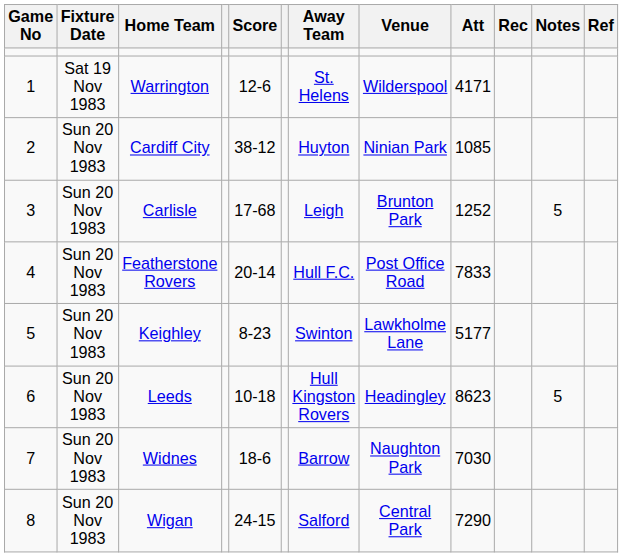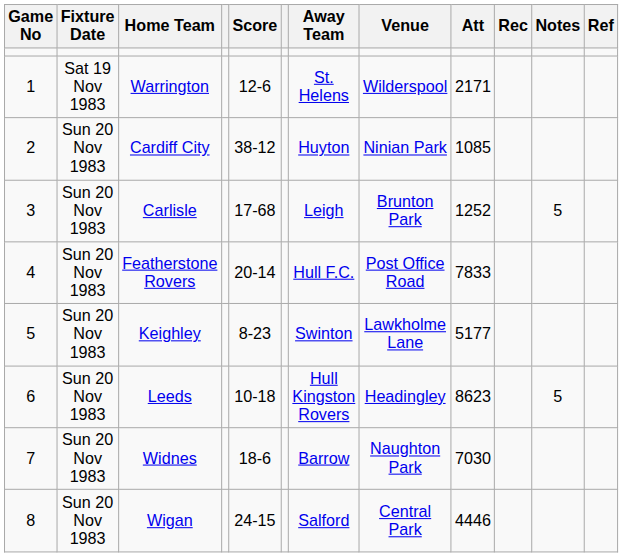(473, 86) 4171 -> (473, 86) 2171
(473, 520) 7290 -> (473, 520) 4446
